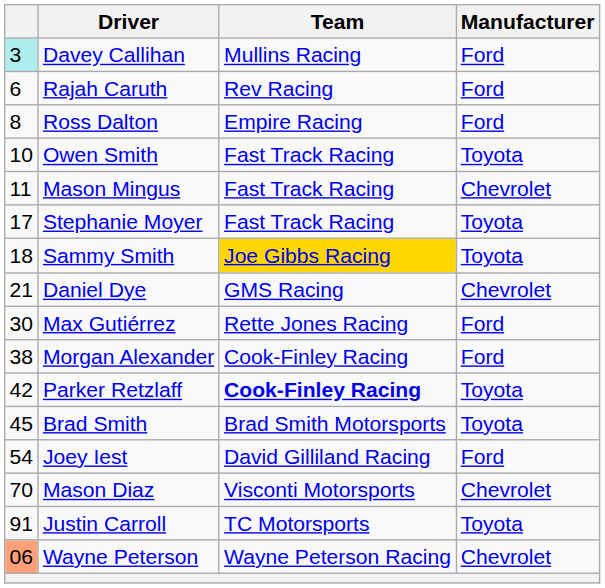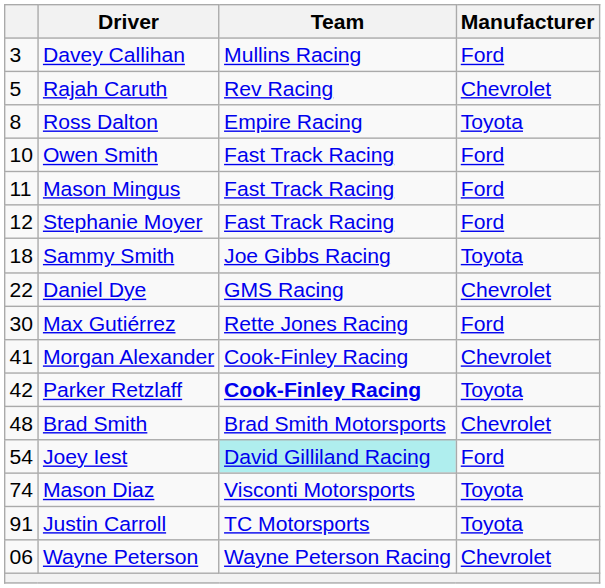(15, 55) paleturquoise background -> (15, 55) no background
(15, 88) 6 -> (15, 88) 5
(482, 88) Ford -> (506, 88) Chevrolet
(482, 122) Ford -> (492, 122) Toyota
(492, 155) Toyota -> (482, 155) Ford
(506, 189) Chevrolet -> (482, 189) Ford
(21, 222) 17 -> (21, 222) 12
(492, 222) Toyota -> (482, 222) Ford
(307, 256) gold background -> (307, 256) no background
(21, 289) 21 -> (21, 289) 22
(21, 356) 38 -> (21, 356) 41
(482, 356) Ford -> (506, 356) Chevrolet
(21, 423) 45 -> (21, 423) 48
(492, 423) Toyota -> (506, 423) Chevrolet
(327, 456) no background -> (327, 456) paleturquoise background
(21, 490) 70 -> (21, 490) 74
(506, 490) Chevrolet -> (492, 490) Toyota
(21, 557) lightsalmon background -> (21, 557) no background
